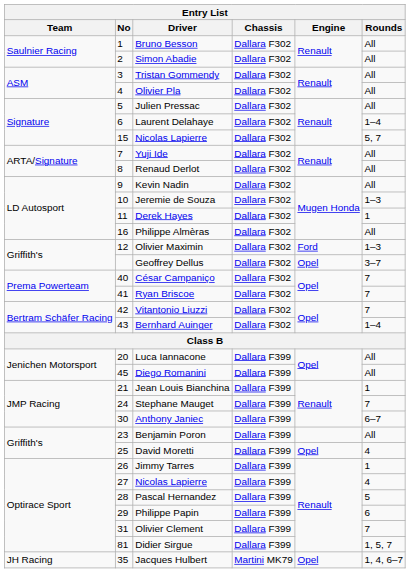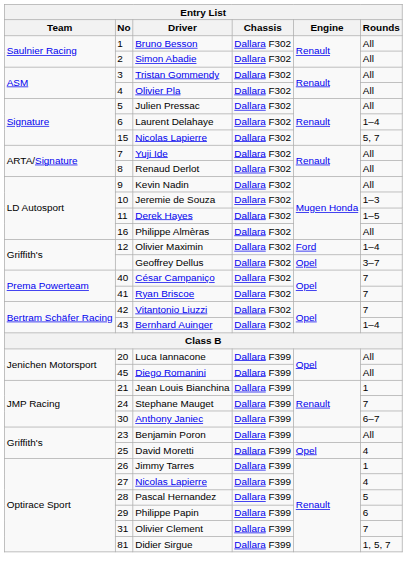(367, 215) 1 -> (371, 215) 1–5
(373, 247) 1–3 -> (371, 247) 1–4
- row: (123, 560)
